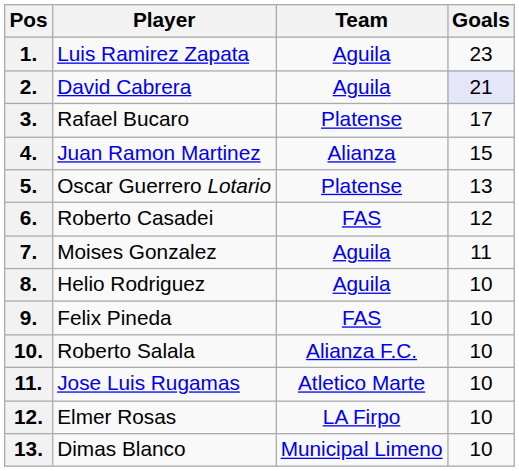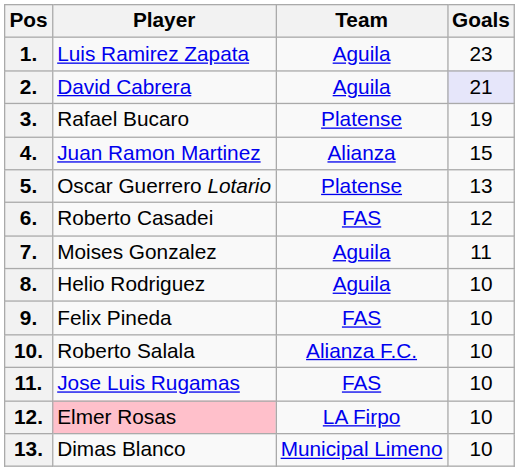(481, 119) 17 -> (481, 119) 19
(362, 383) Atletico Marte -> (362, 383) FAS
(117, 416) no background -> (117, 416) pink background
